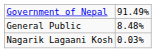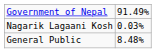rows swapped: (44, 26) <-> (60, 40)
